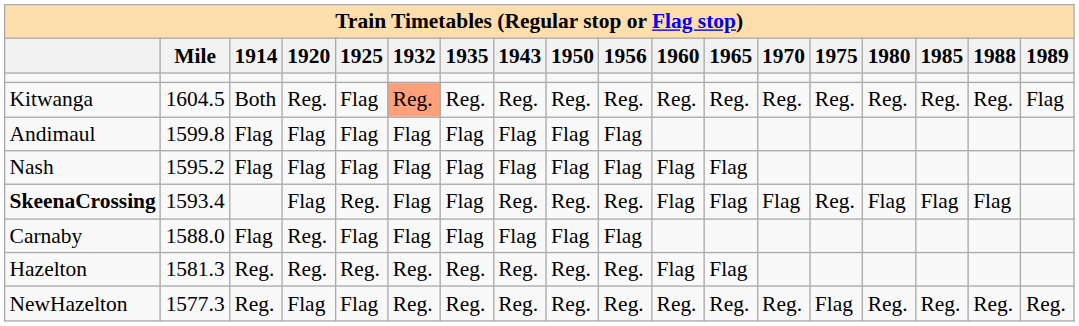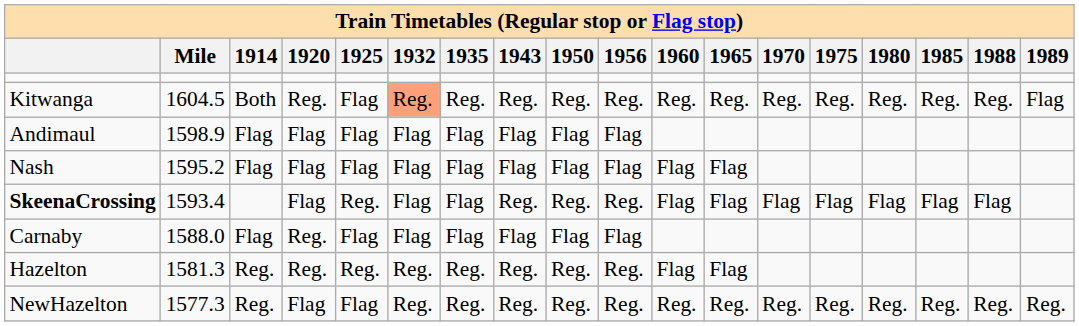(195, 133) 1599.8 -> (195, 133) 1598.9
(835, 201) Reg. -> (834, 201) Flag
(834, 303) Flag -> (835, 303) Reg.
